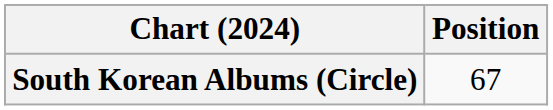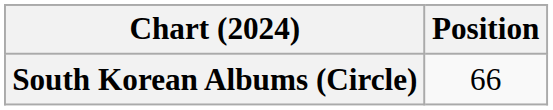(486, 78) 67 -> (486, 78) 66
